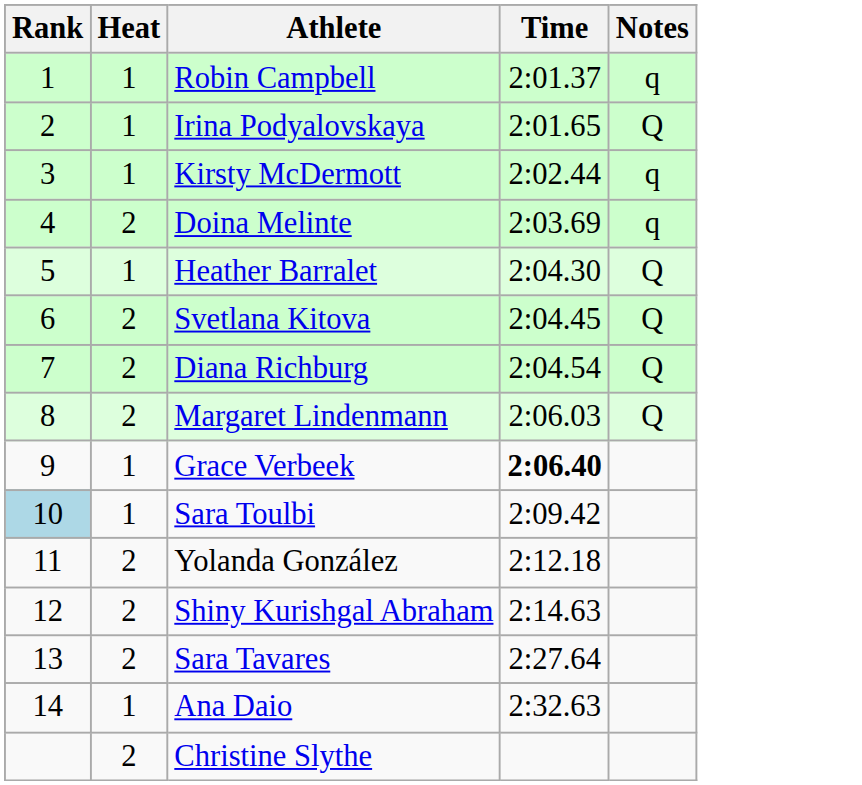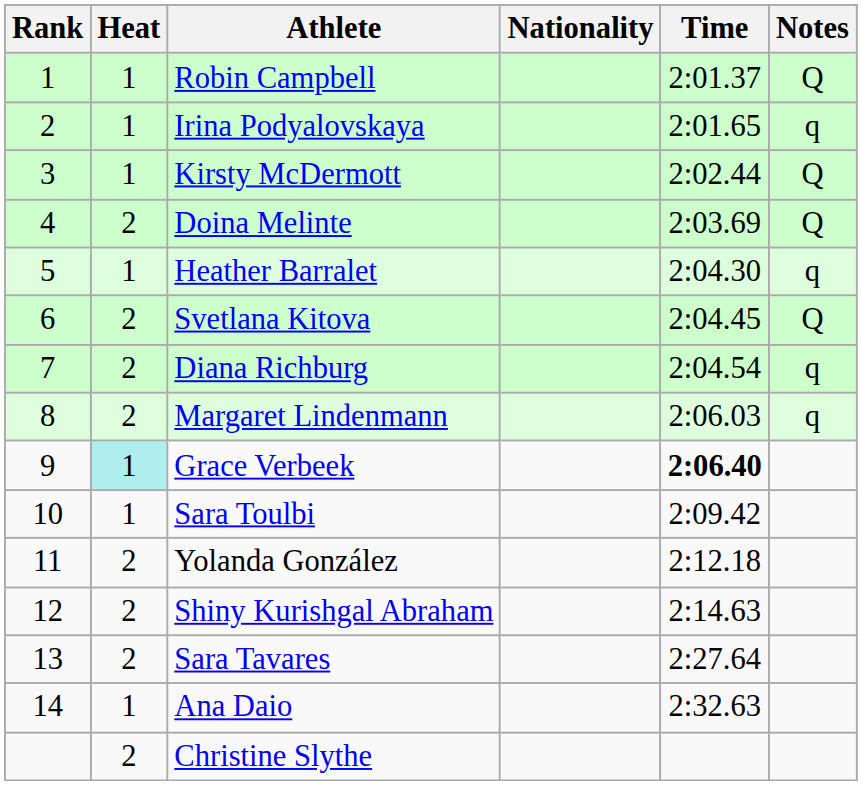+ column: (581, 28)
(652, 77) q -> (812, 77) Q
(652, 125) Q -> (812, 125) q
(652, 174) q -> (812, 174) Q
(652, 222) q -> (812, 222) Q
(652, 271) Q -> (812, 271) q
(652, 367) Q -> (812, 367) q
(652, 416) Q -> (812, 416) q
(129, 464) no background -> (129, 464) paleturquoise background
(48, 513) lightblue background -> (48, 513) no background
